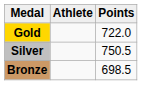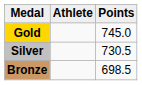(116, 32) 722.0 -> (116, 32) 745.0
(116, 51) 750.5 -> (116, 51) 730.5
